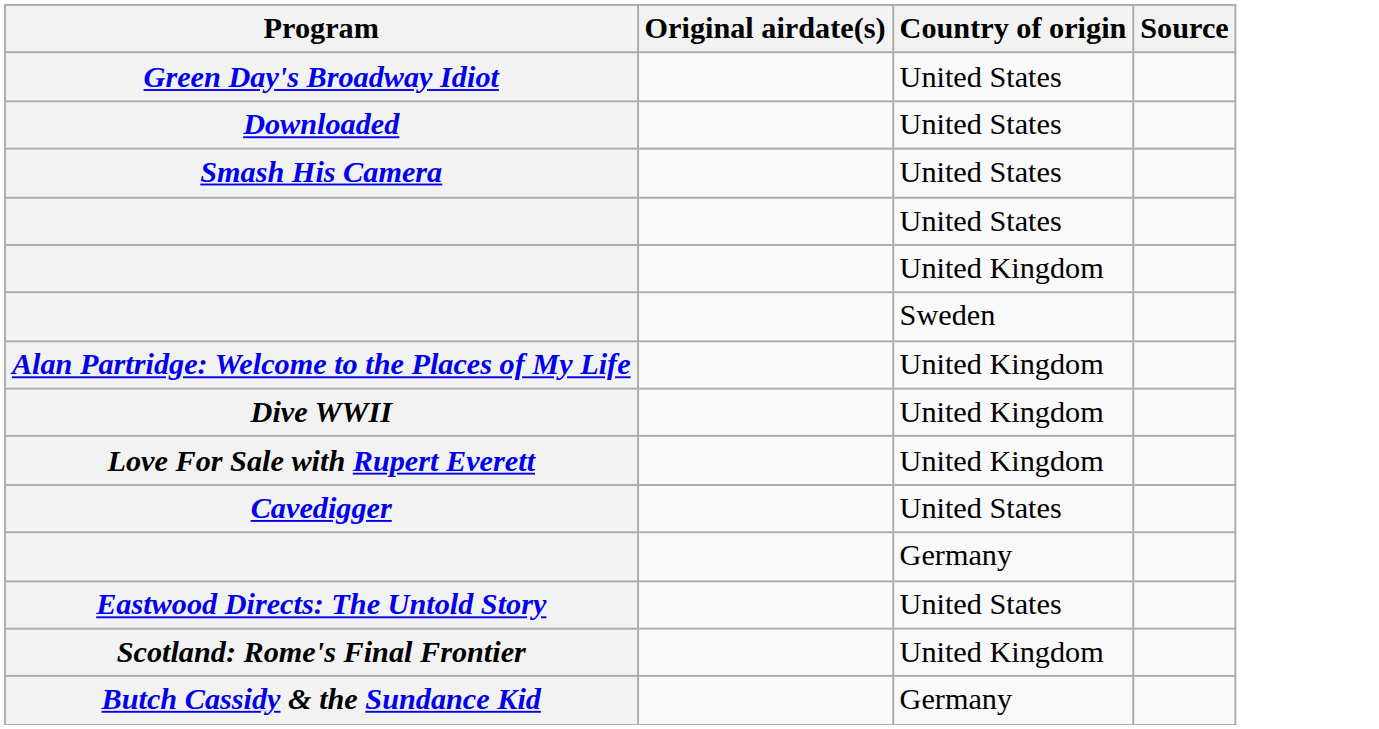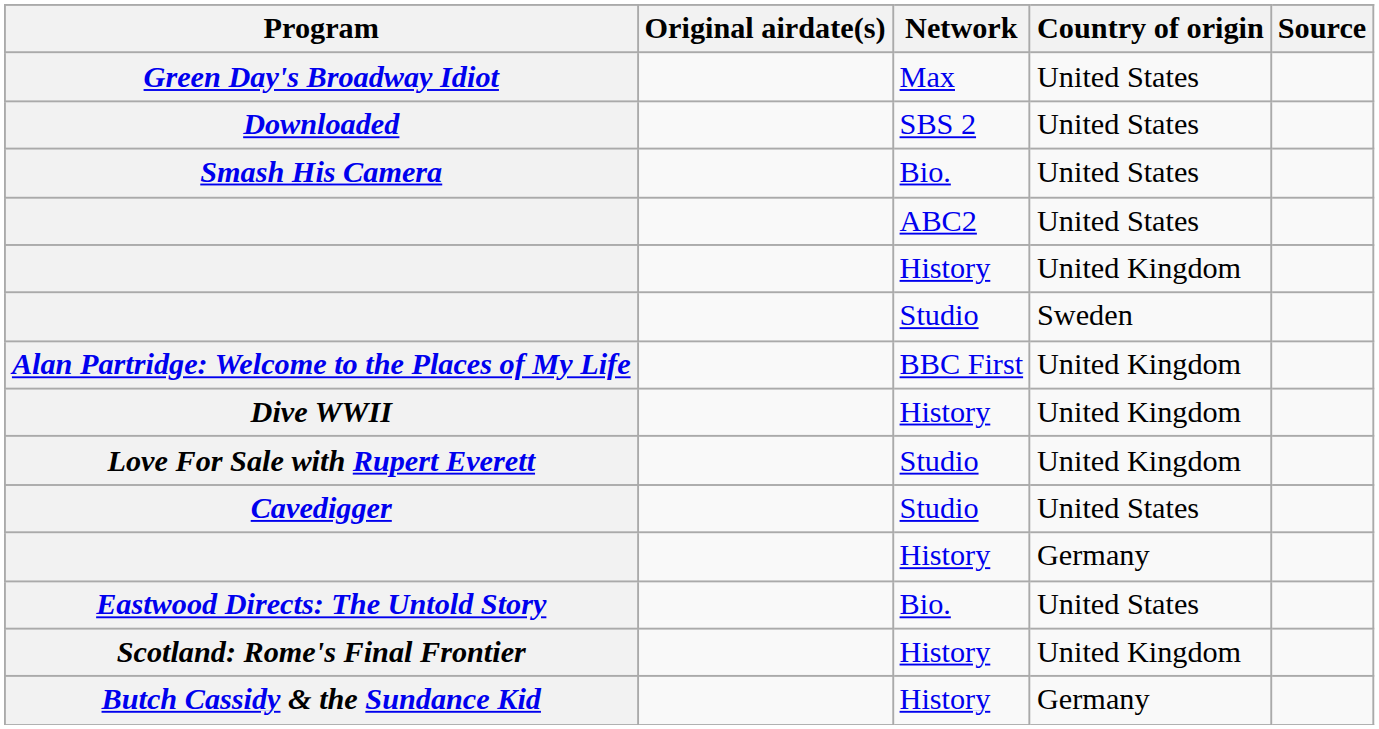+ column: (961, 28)
